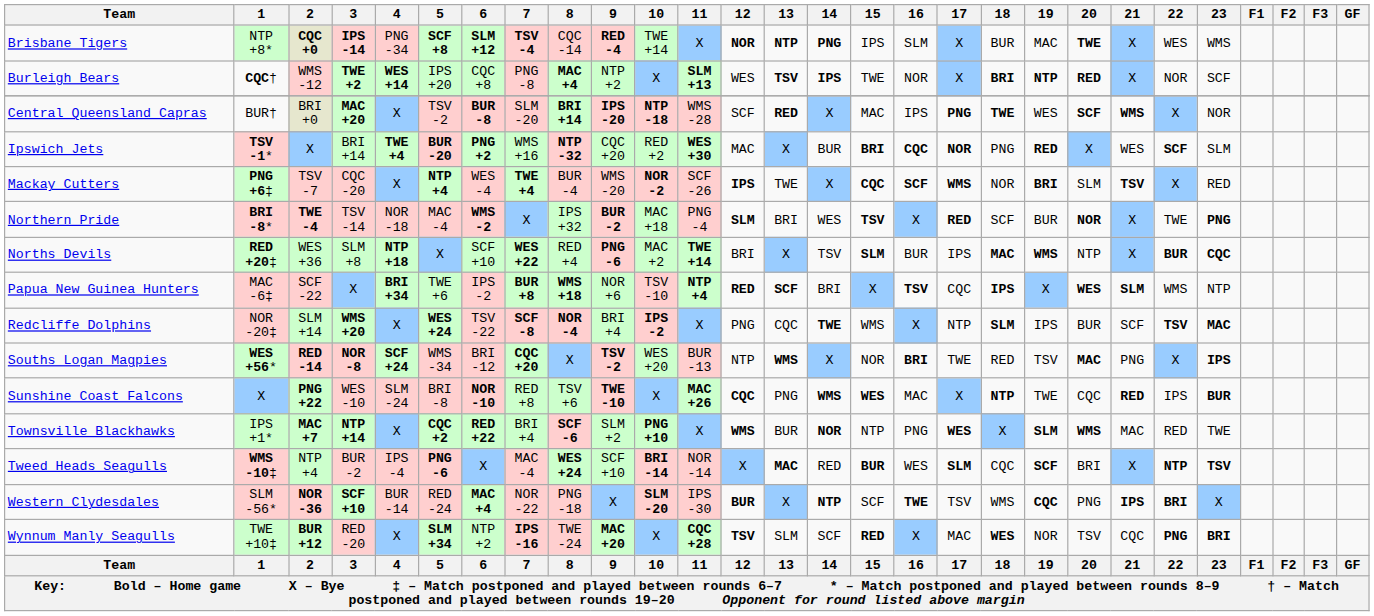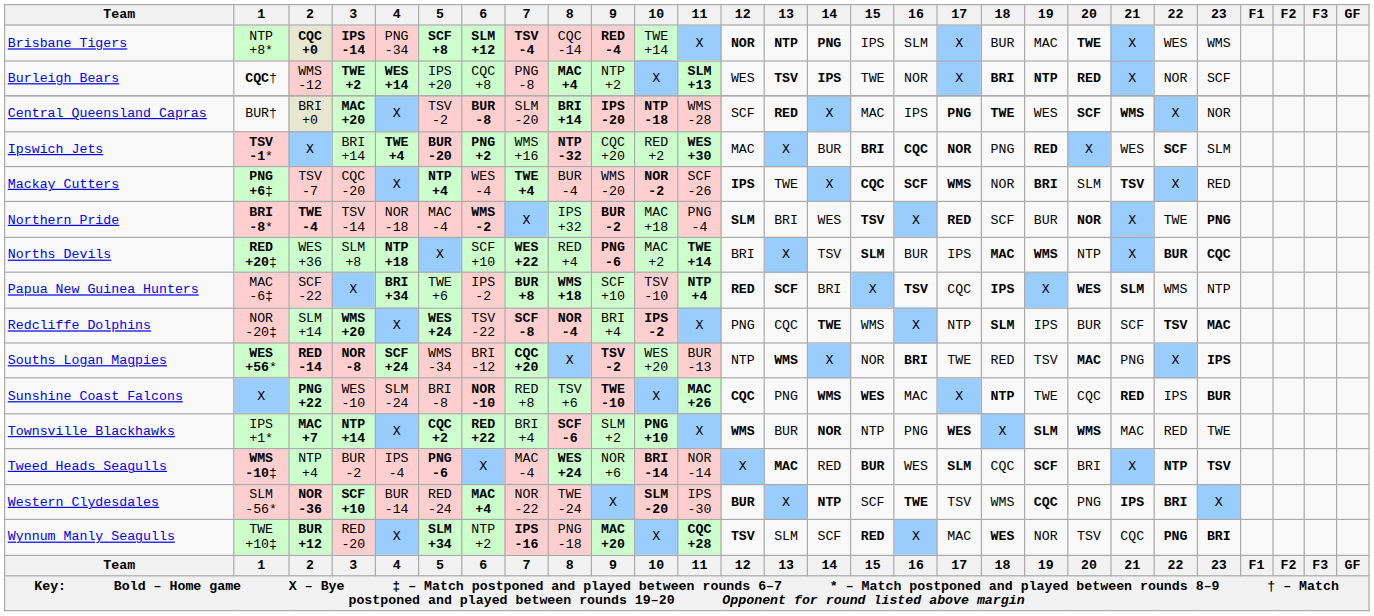(613, 290) NOR +6 -> (613, 290) SCF +10
(613, 467) SCF +10 -> (613, 467) NOR +6
(570, 502) PNG -18 -> (570, 502) TWE -24
(570, 537) TWE -24 -> (570, 537) PNG -18
